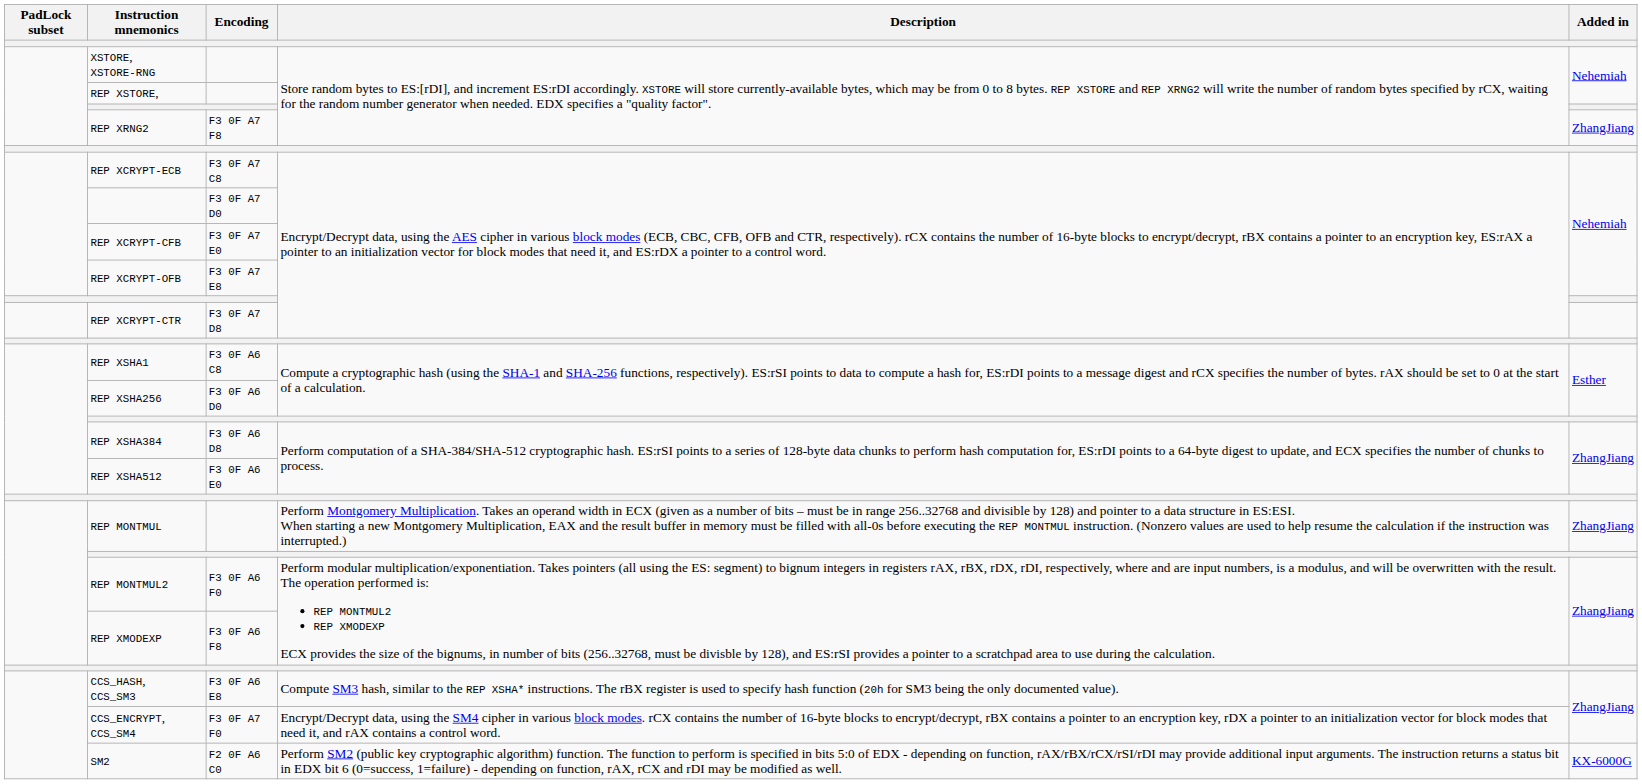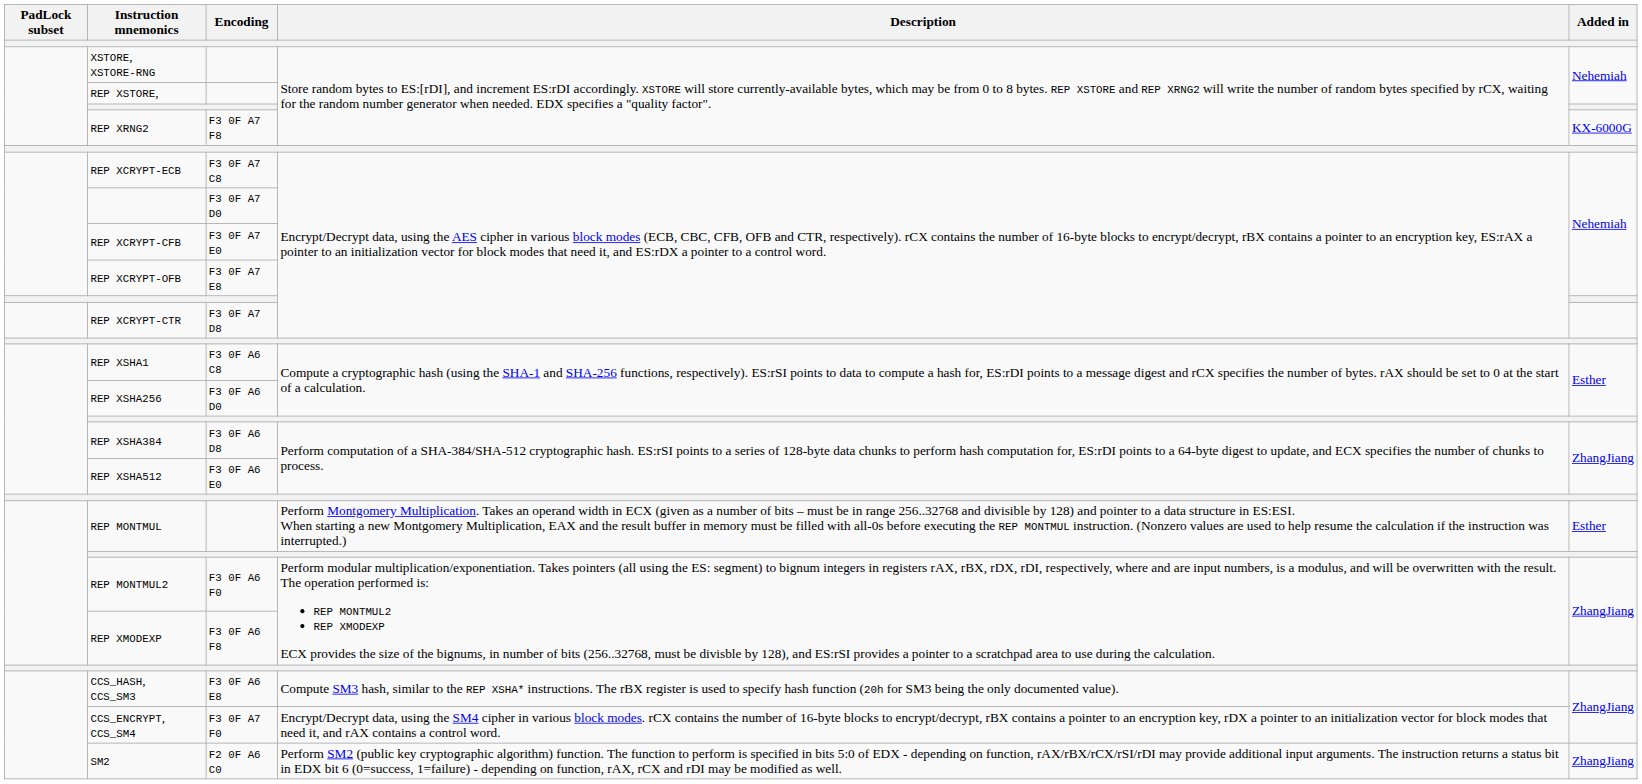(1603, 127) ZhangJiang -> (1602, 127) KX-6000G
(1603, 525) ZhangJiang -> (1589, 525) Esther
(1602, 760) KX-6000G -> (1603, 760) ZhangJiang
